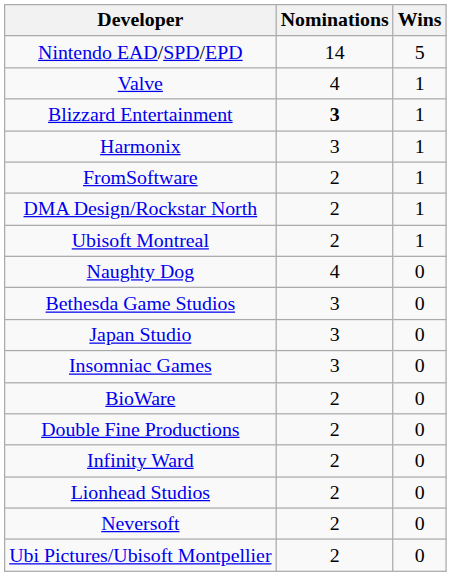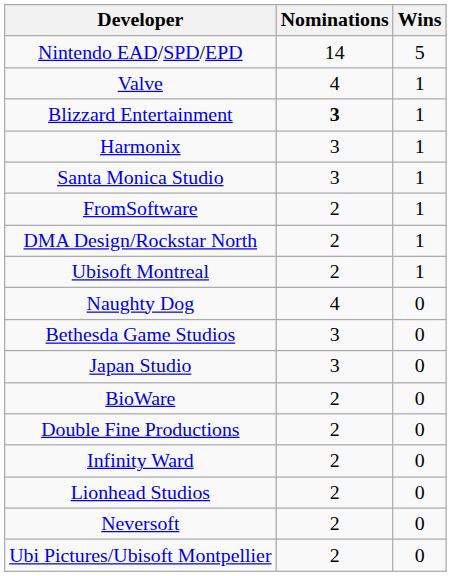+ row: (140, 177)
- row: (140, 366)
